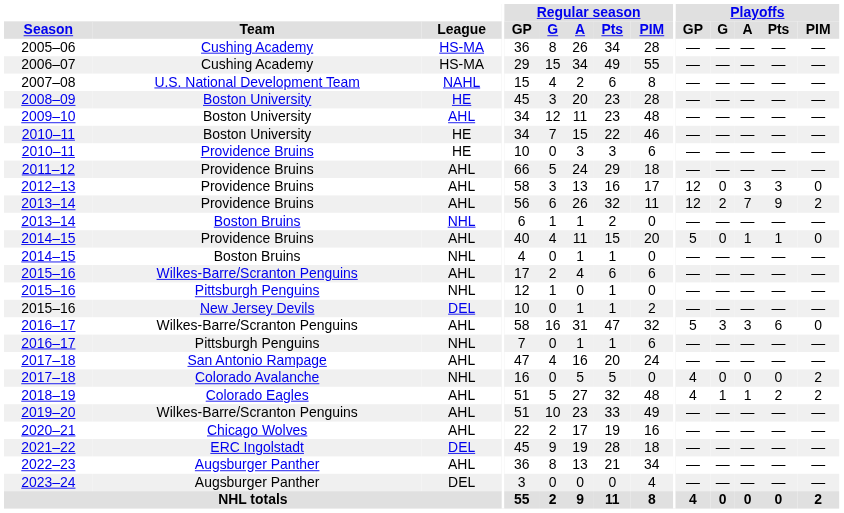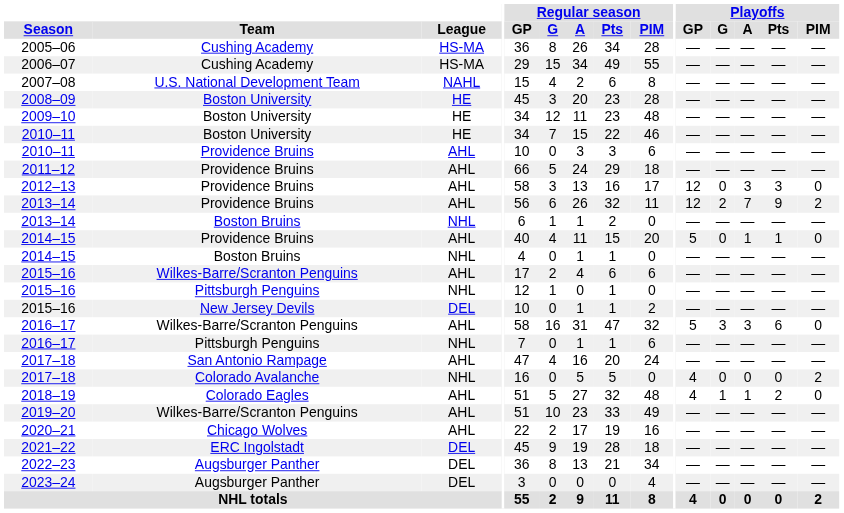(462, 117) AHL -> (462, 117) HE
(462, 151) HE -> (462, 151) AHL
(818, 395) 2 -> (818, 395) 0
(462, 465) AHL -> (462, 465) DEL
